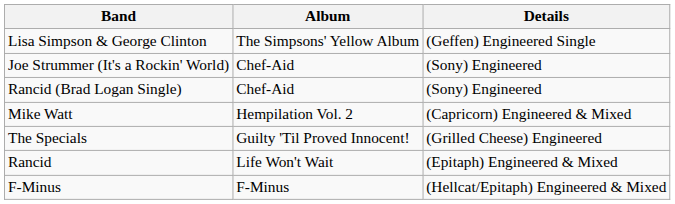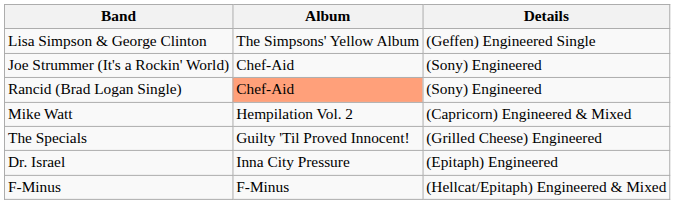(265, 89) no background -> (265, 89) lightsalmon background
- row: (30, 162)
+ row: (37, 162)
